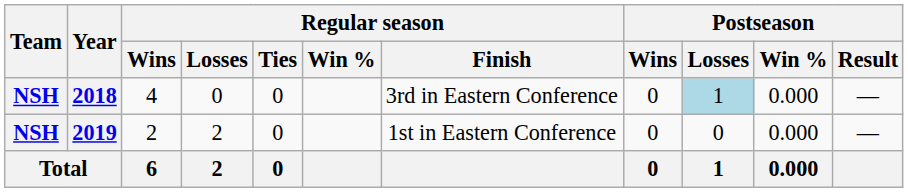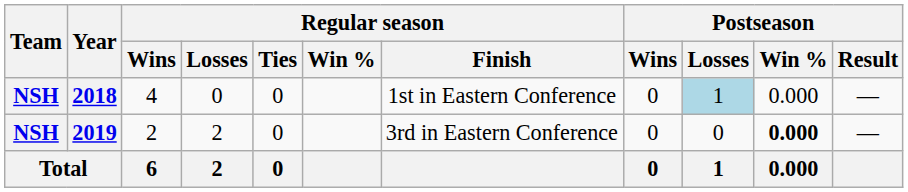(502, 96) 3rd in Eastern Conference -> (502, 96) 1st in Eastern Conference
(502, 132) 1st in Eastern Conference -> (502, 132) 3rd in Eastern Conference
(793, 132) normal -> (793, 132) bold
